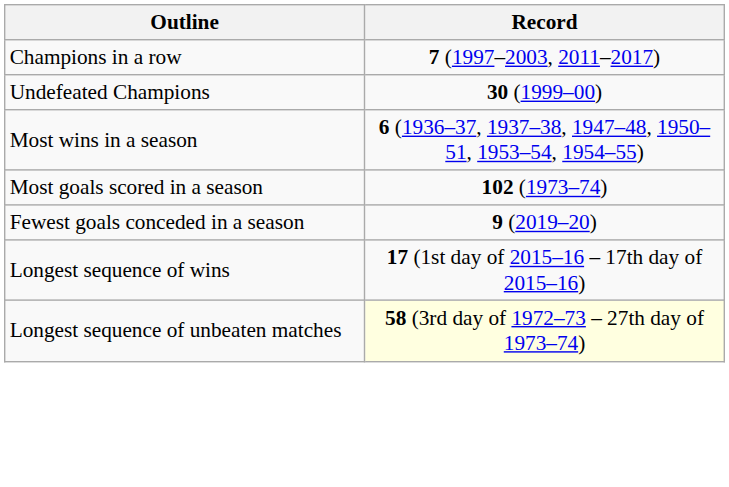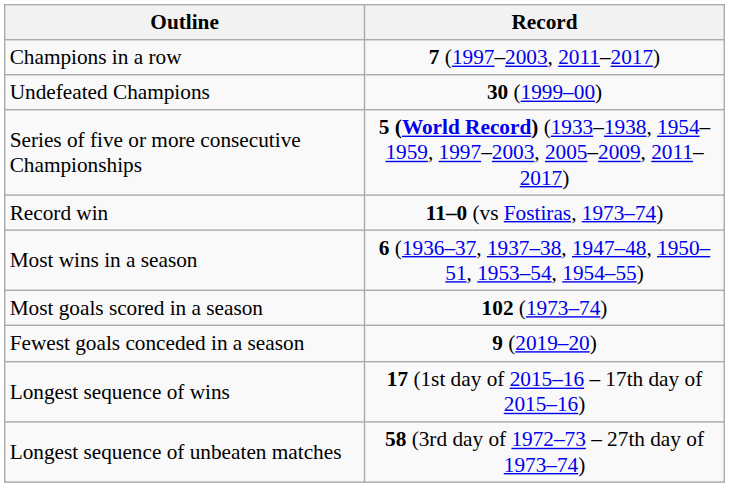+ row: (155, 152)
+ row: (59, 212)
(545, 330) lightyellow background -> (545, 451) no background
